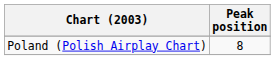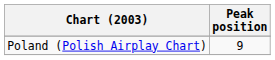(240, 46) 8 -> (240, 46) 9
